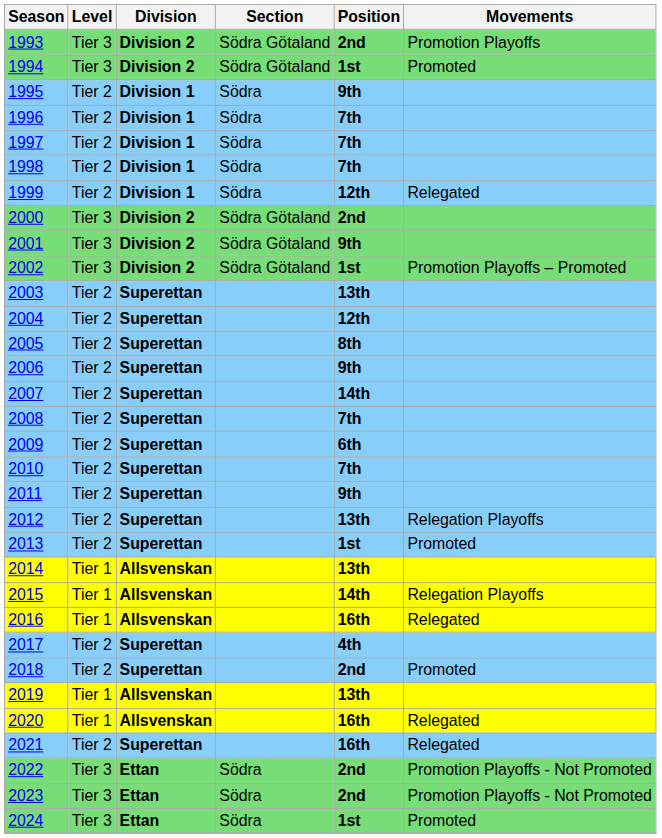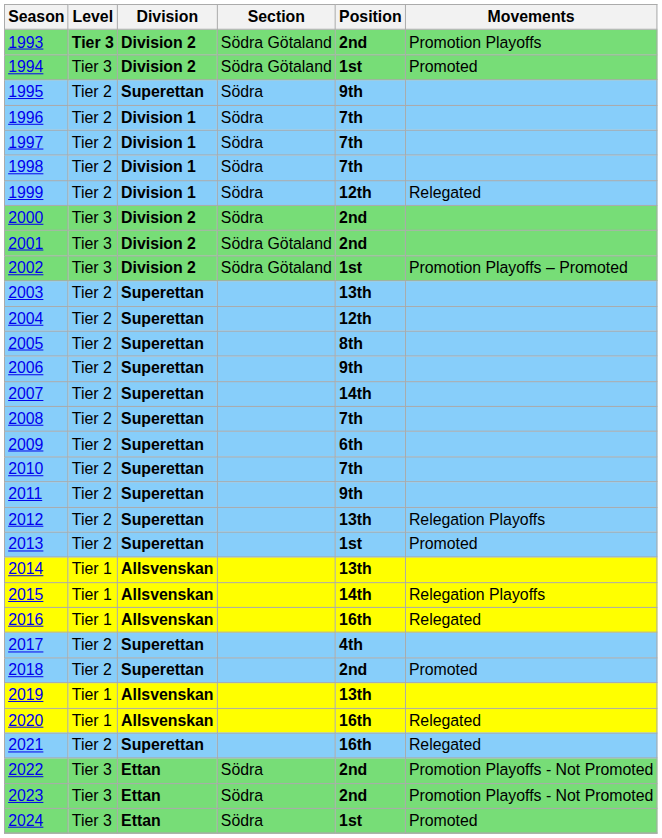(92, 42) normal -> (93, 42) bold
(157, 92) Division 1 -> (162, 92) Superettan
(275, 218) Södra Götaland -> (242, 218) Södra
(350, 243) 9th -> (353, 243) 2nd
